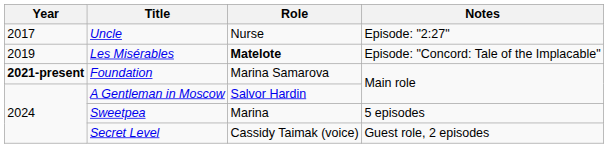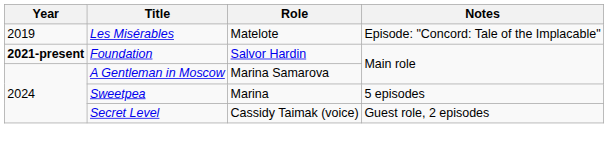- row: (106, 34)
(256, 53) bold -> (255, 34) normal
(280, 73) Marina Samarova -> (268, 53) Salvor Hardin
(268, 93) Salvor Hardin -> (280, 73) Marina Samarova
